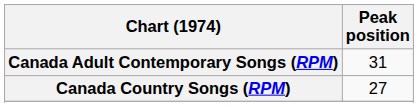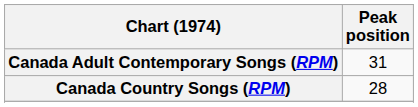(378, 88) 27 -> (378, 88) 28
